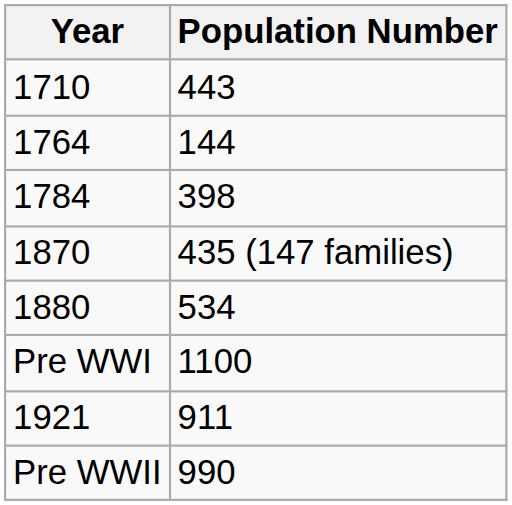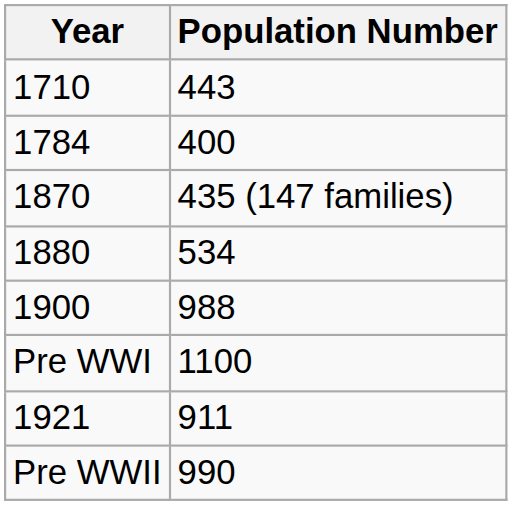- row: (52, 142)
(207, 197) 398 -> (207, 142) 400
+ row: (52, 307)
